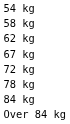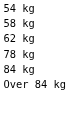- row: (19, 54)
- row: (19, 69)
